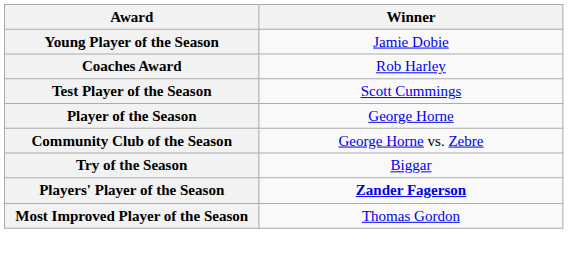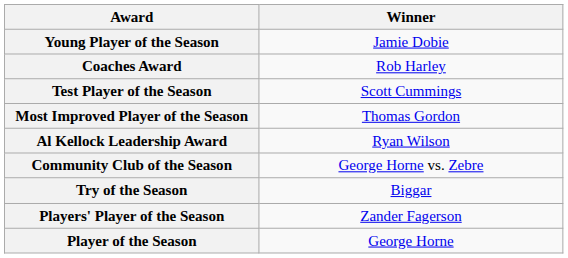rows swapped: (132, 215) <-> (132, 116)
+ row: (132, 141)
(411, 190) bold -> (411, 215) normal
